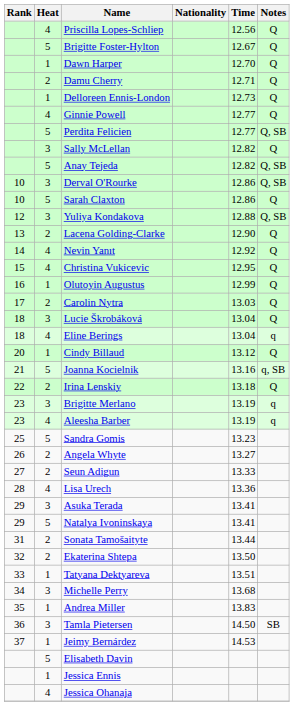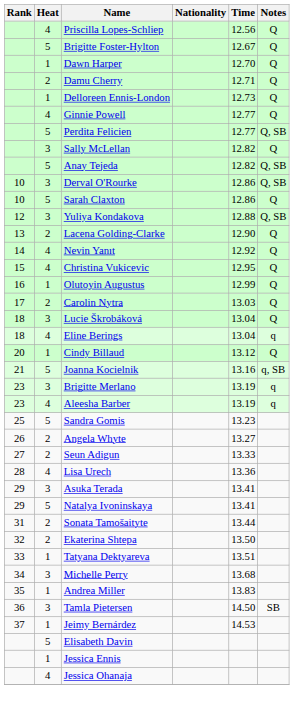- row: (92, 387)
